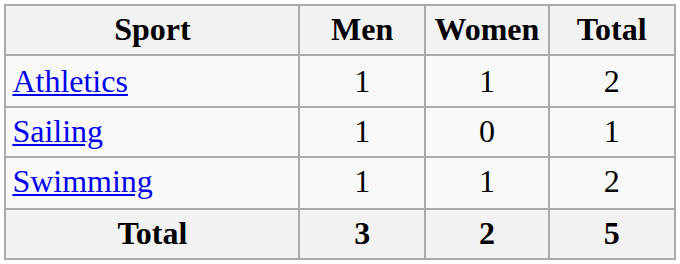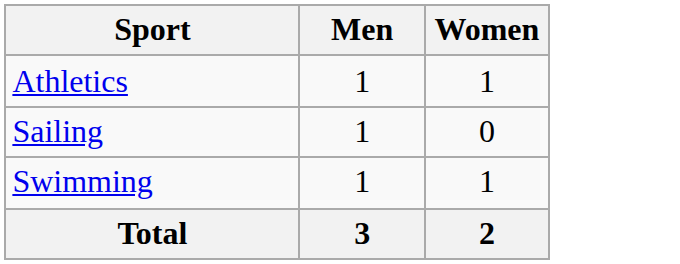- column: (612, 29)
